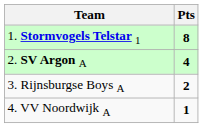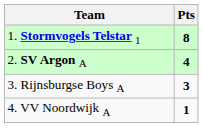(186, 86) 2 -> (186, 86) 3
